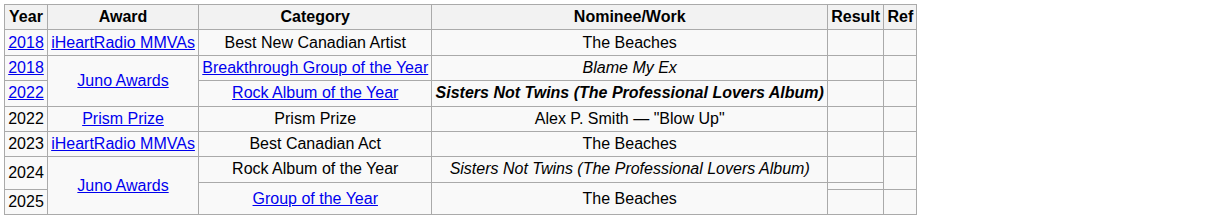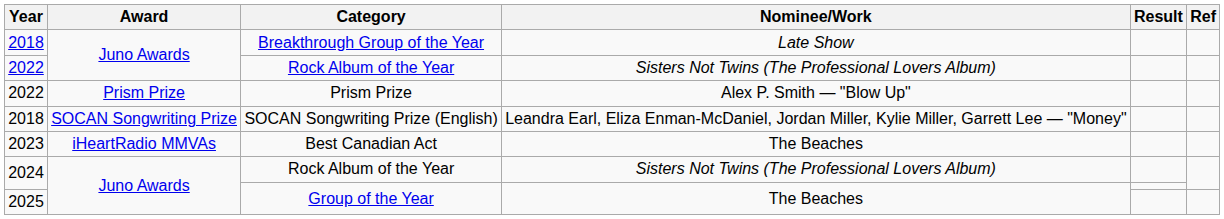- row: (26, 42)
(630, 67) Blame My Ex -> (816, 42) Late Show
(630, 93) bold -> (816, 67) normal
+ row: (26, 118)
